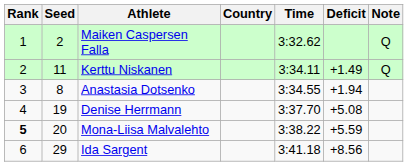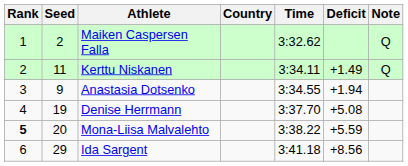(60, 89) 8 -> (60, 89) 9
